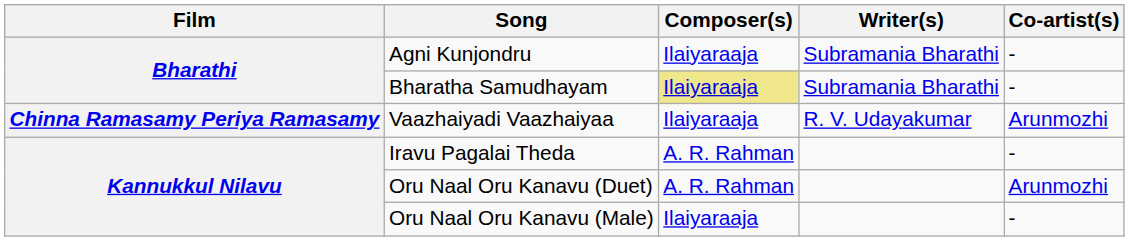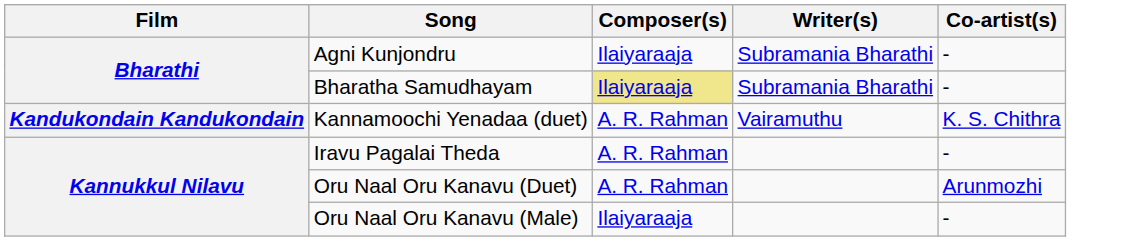- row: (501, 119)
+ row: (451, 119)
